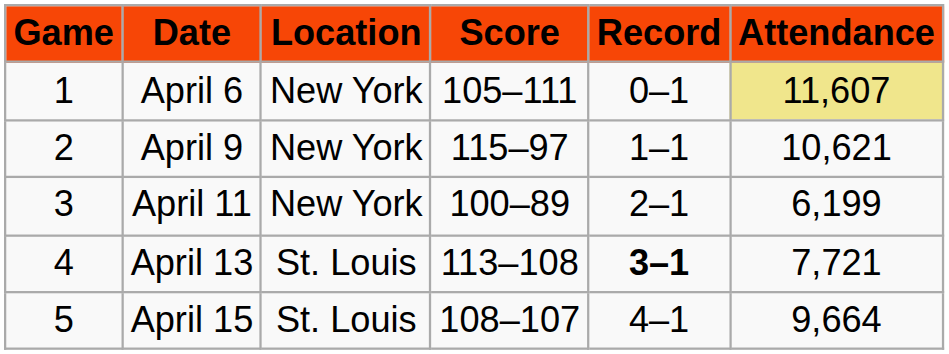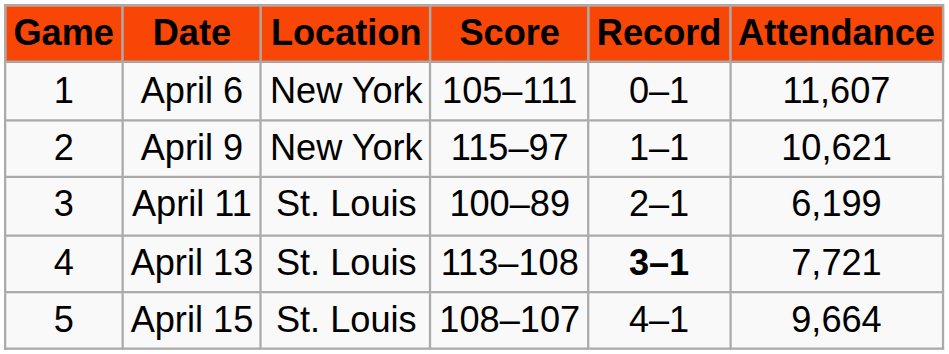(836, 90) khaki background -> (836, 90) no background
(346, 205) New York -> (346, 205) St. Louis
